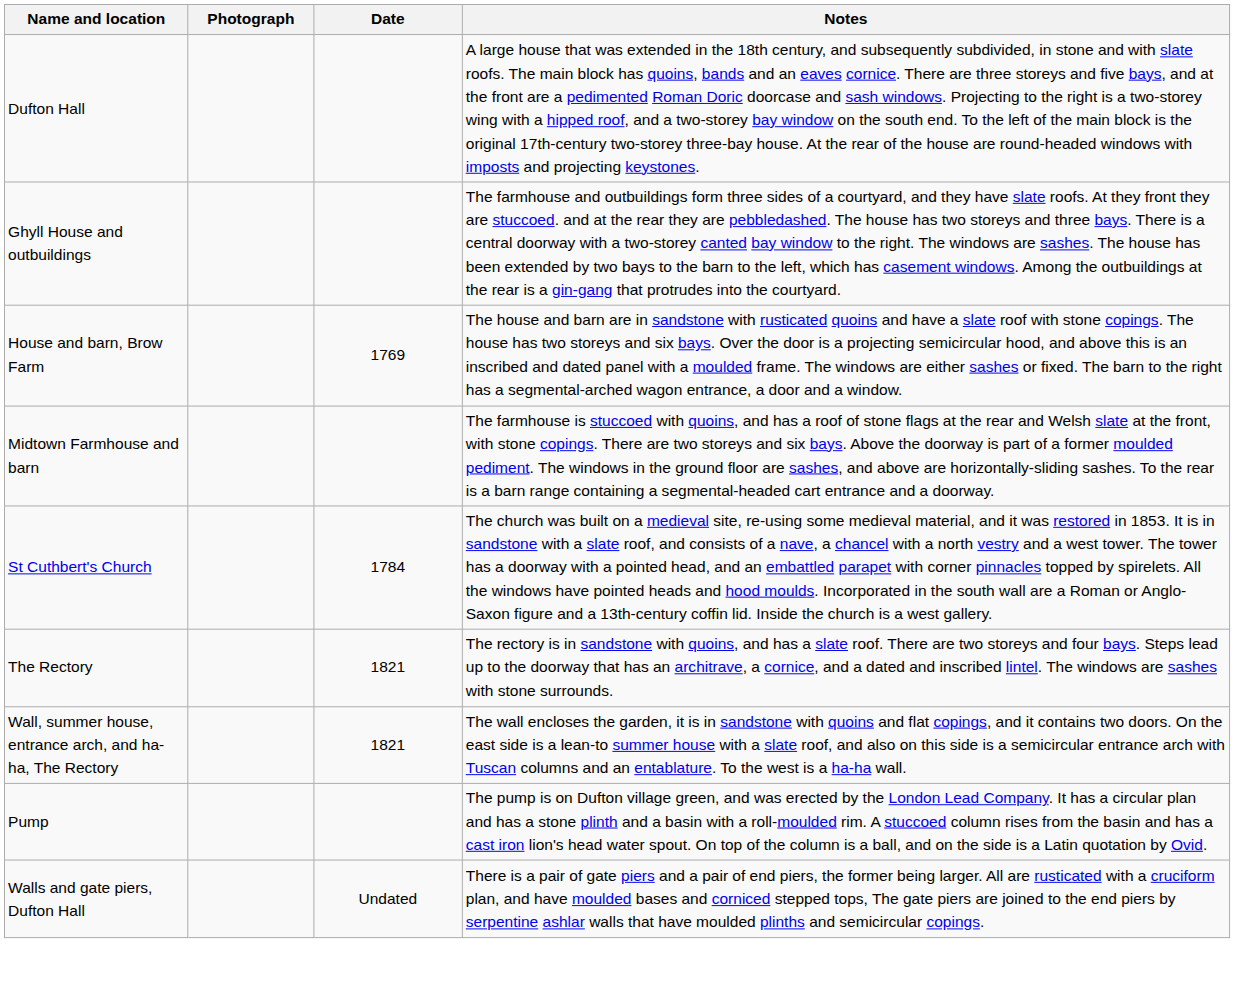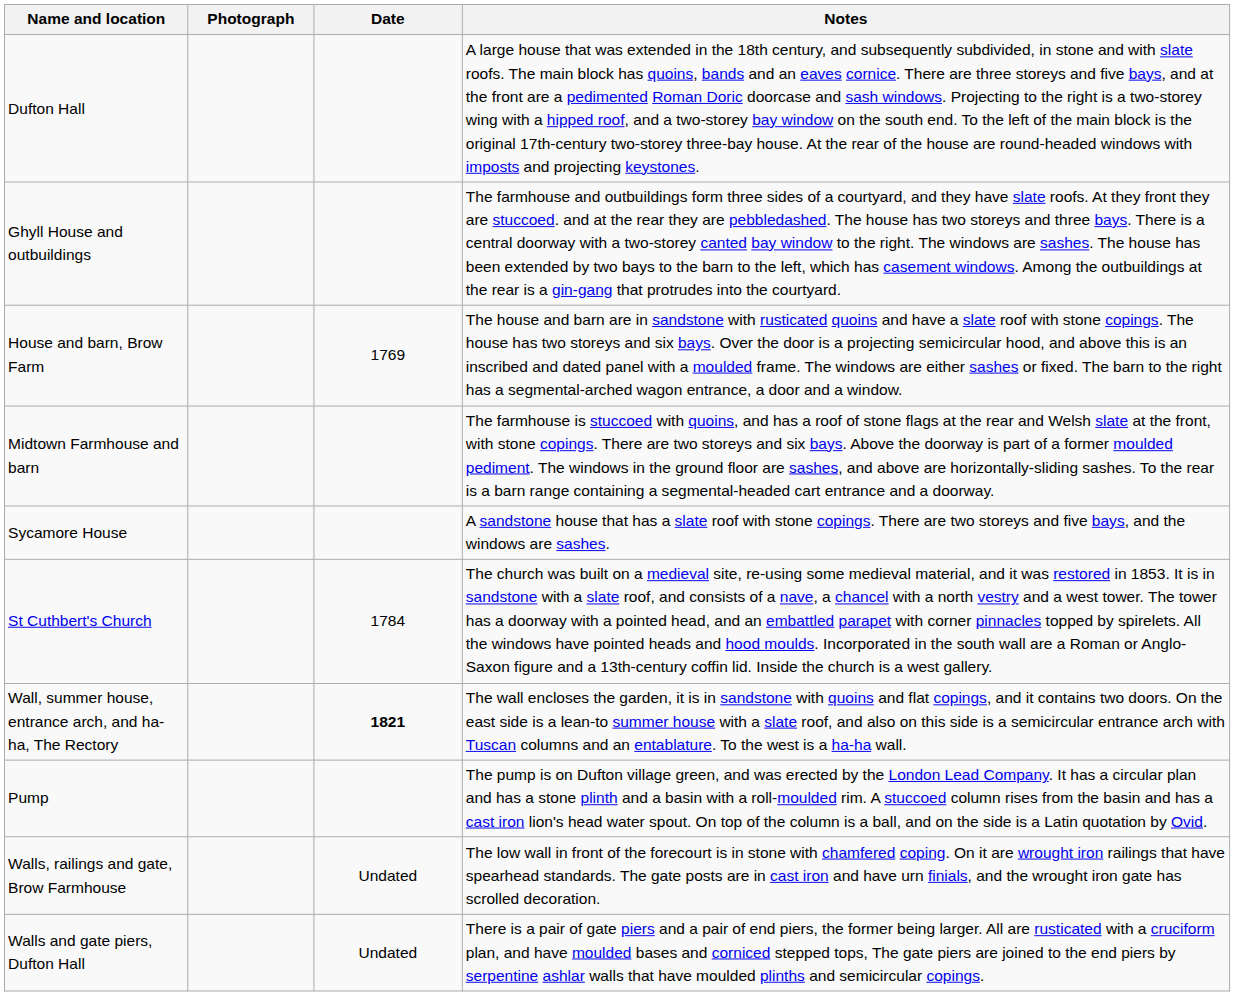+ row: (68, 532)
- row: (50, 667)
(388, 744) normal -> (388, 721) bold
+ row: (90, 875)
